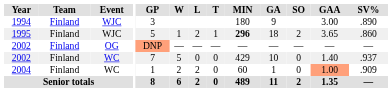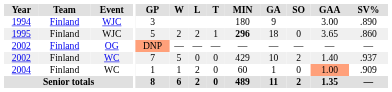(179, 34) 1 -> (179, 34) 2
(299, 34) 2 -> (299, 34) 0
(299, 58) 0 -> (299, 58) 2
(179, 70) 2 -> (179, 70) 1
